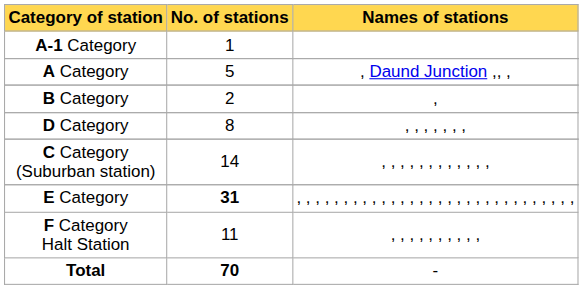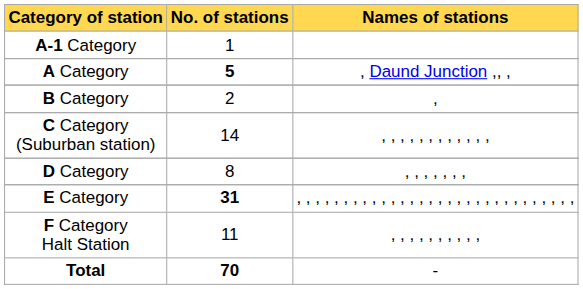(230, 71) normal -> (230, 71) bold
rows swapped: (86, 161) <-> (86, 125)
